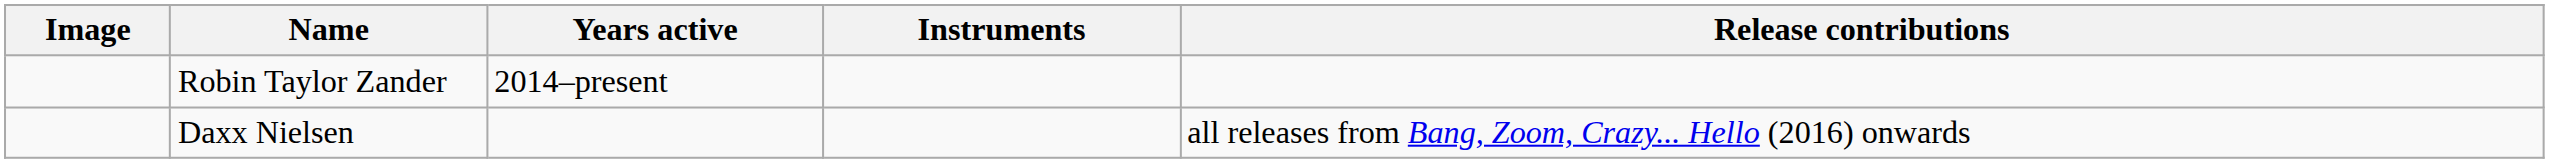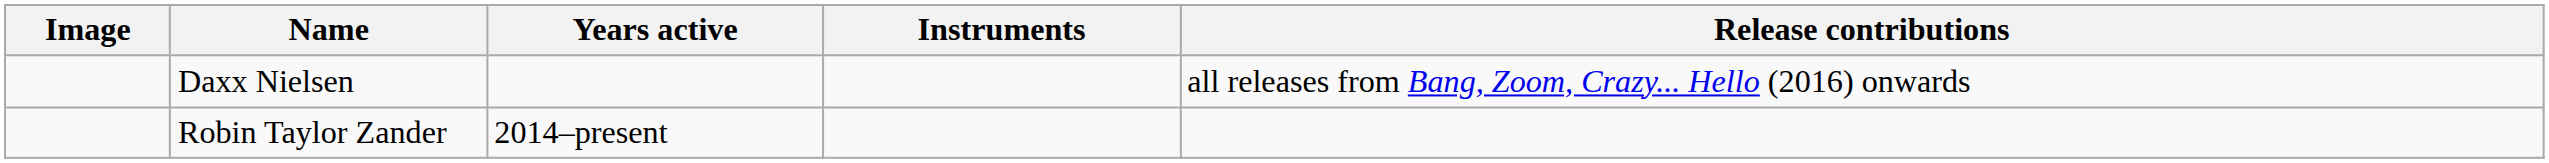rows swapped: (266, 132) <-> (312, 81)
